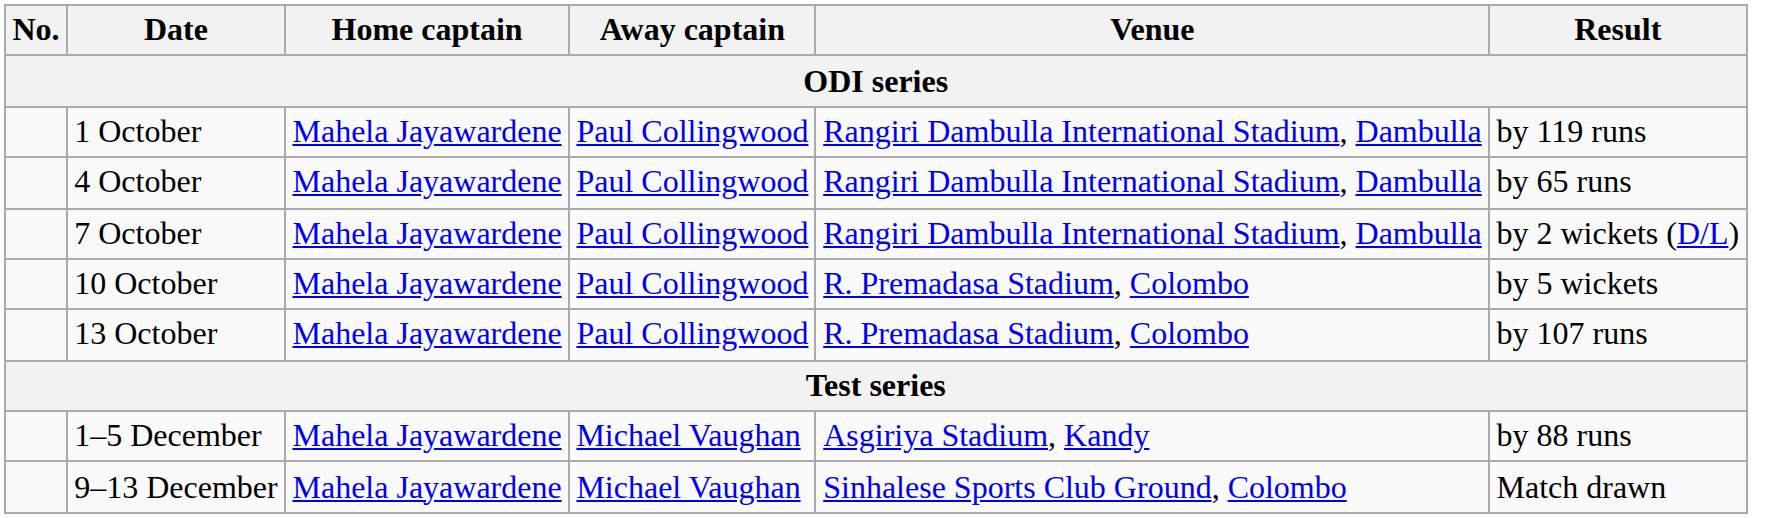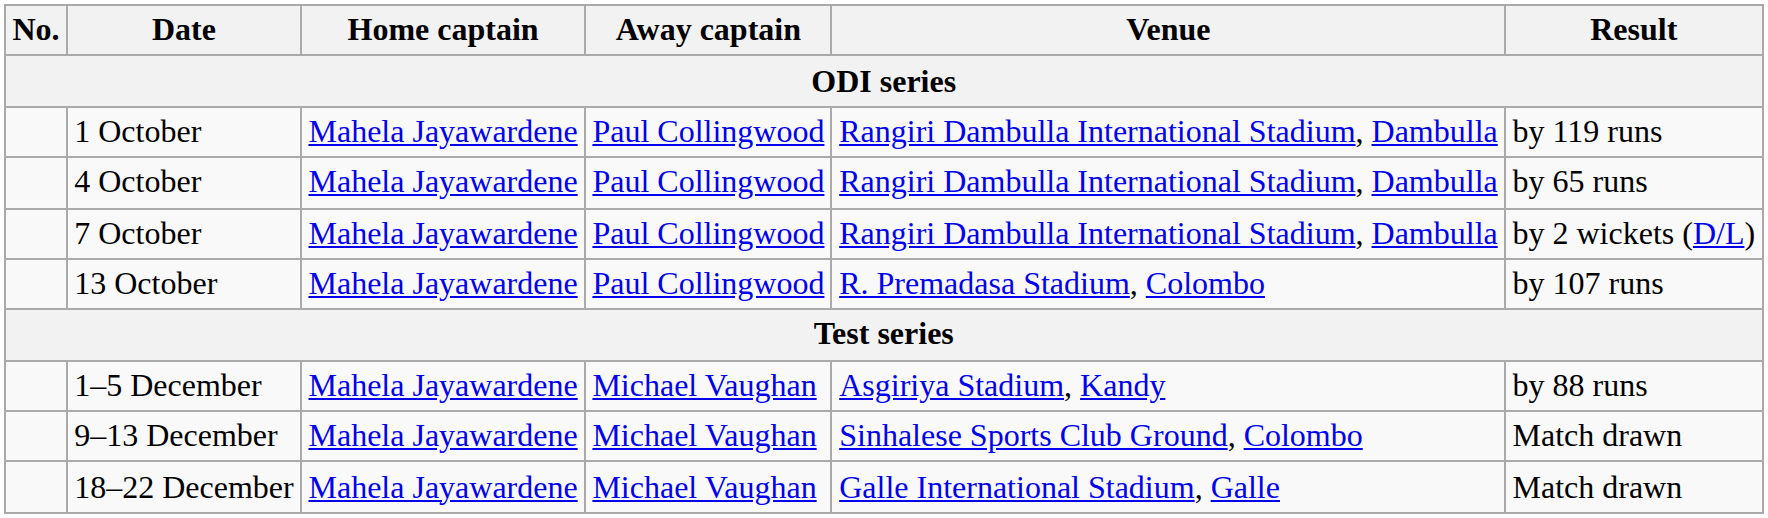- row: (146, 283)
+ row: (184, 486)
